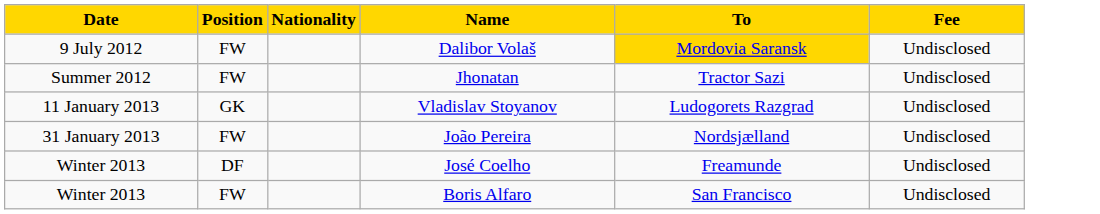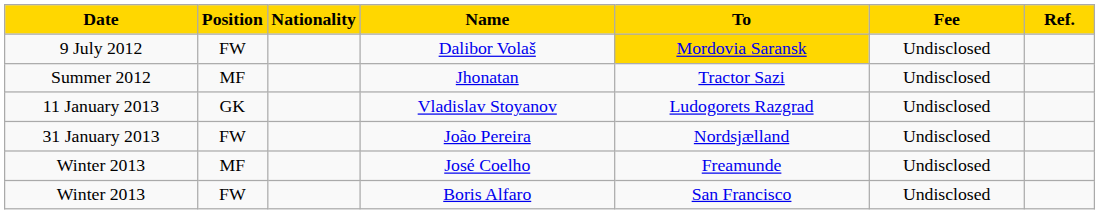+ column: (1060, 19)
(232, 77) FW -> (232, 77) MF
(232, 165) DF -> (232, 165) MF
